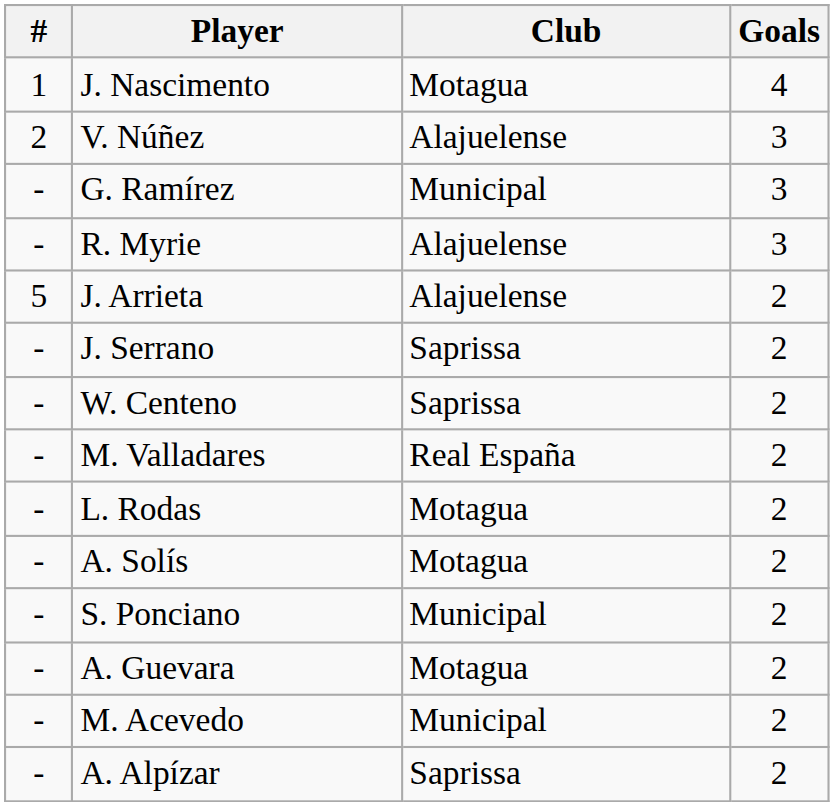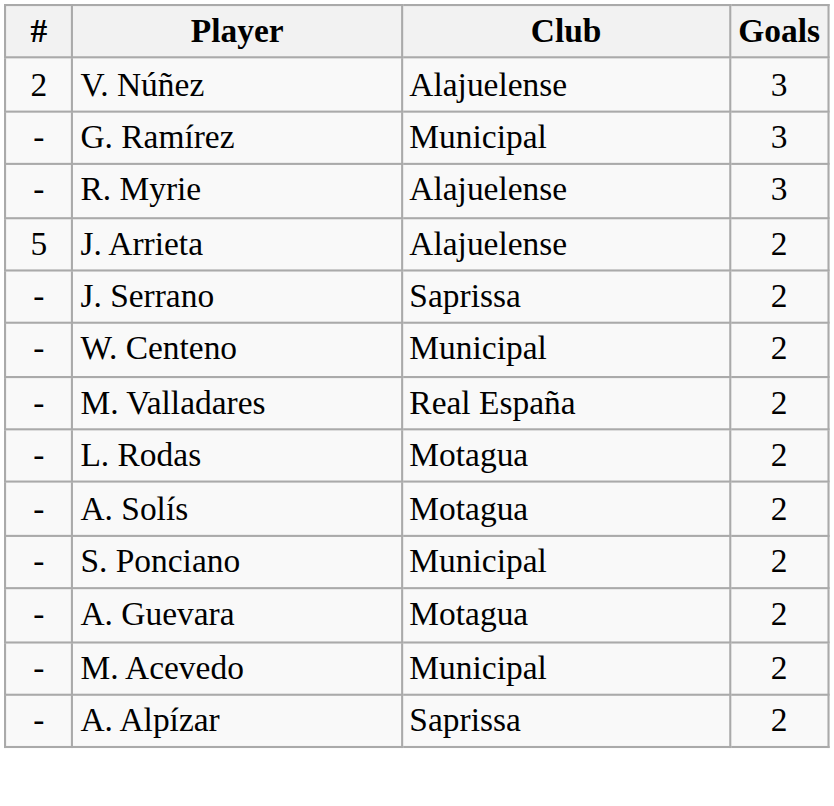- row: (175, 84)
(465, 402) Saprissa -> (478, 349) Municipal
